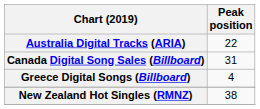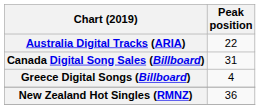(231, 95) 38 -> (231, 95) 36
